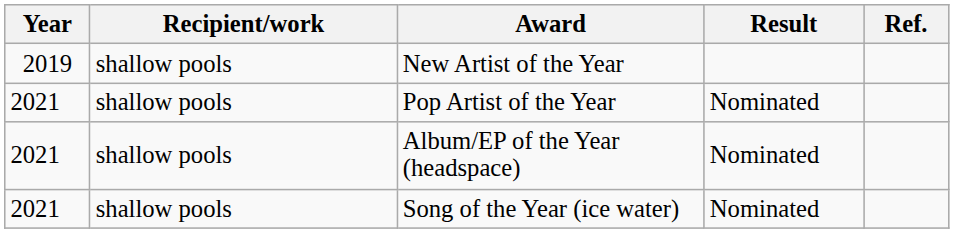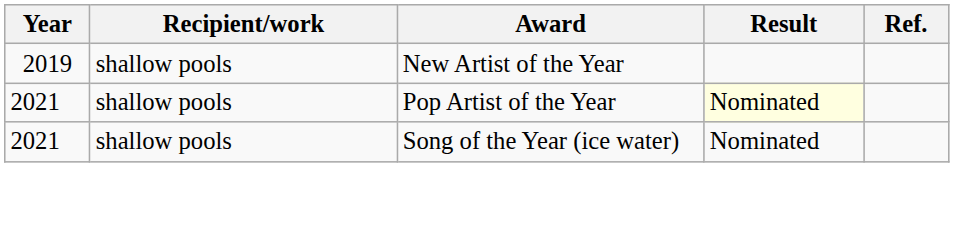(765, 102) no background -> (765, 102) lightyellow background
- row: (511, 155)
